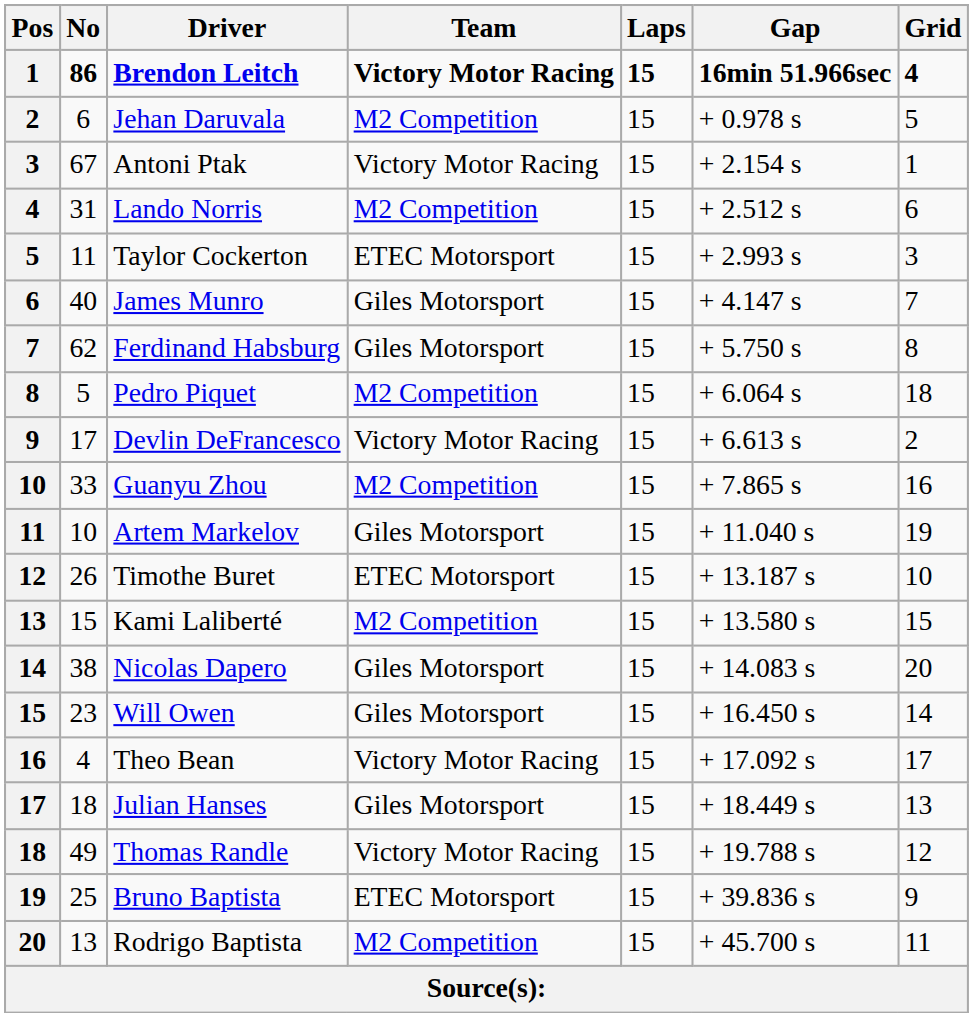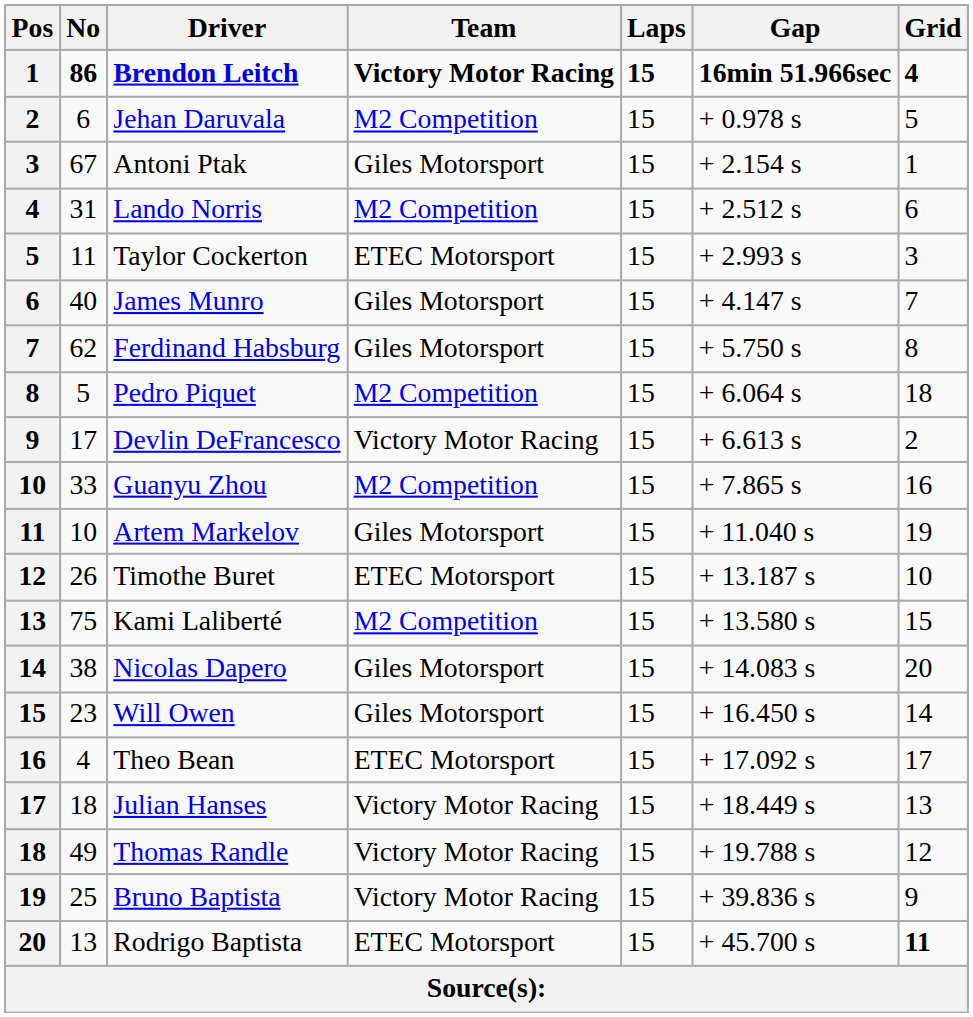(476, 164) Victory Motor Racing -> (449, 164) Giles Motorsport
(83, 622) 15 -> (83, 622) 75
(476, 759) Victory Motor Racing -> (454, 759) ETEC Motorsport
(449, 805) Giles Motorsport -> (476, 805) Victory Motor Racing
(454, 896) ETEC Motorsport -> (476, 896) Victory Motor Racing
(446, 942) M2 Competition -> (454, 942) ETEC Motorsport
(918, 942) normal -> (918, 942) bold
